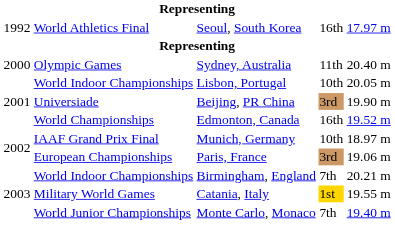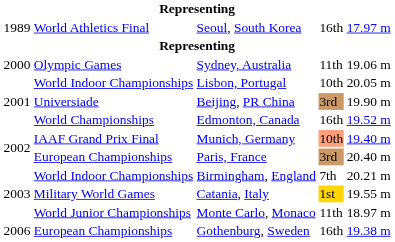(17, 27) 1992 -> (17, 27) 1989
(369, 64) 20.40 m -> (369, 64) 19.06 m
(331, 138) no background -> (331, 138) lightsalmon background
(369, 138) 18.97 m -> (369, 138) 19.40 m
(369, 156) 19.06 m -> (369, 156) 20.40 m
(328, 212) 7th -> (331, 212) 11th
(369, 212) 19.40 m -> (369, 212) 18.97 m
+ row: (253, 230)
